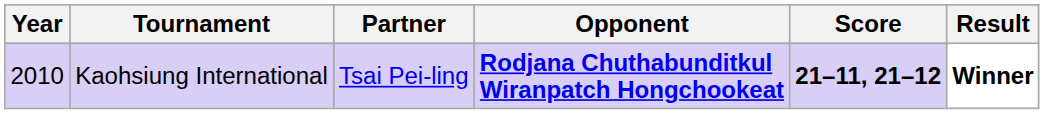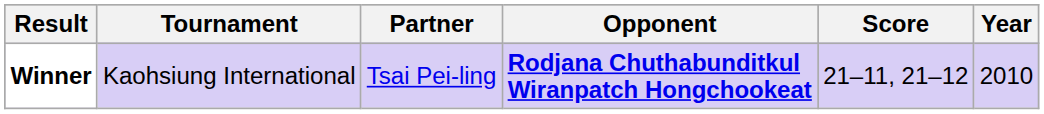columns swapped: (37, 24) <-> (993, 24)
(868, 76) bold -> (896, 76) normal
